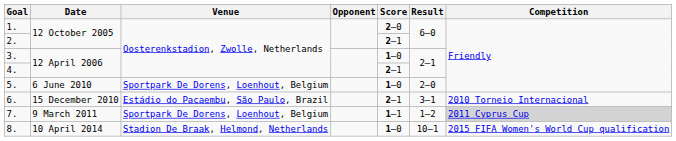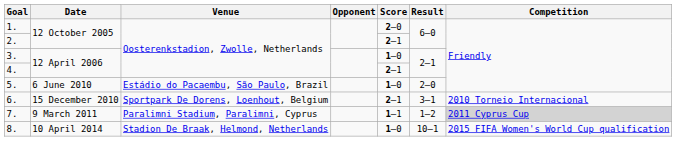(226, 85) Sportpark De Dorens, Loenhout, Belgium -> (226, 85) Estádio do Pacaembu, São Paulo, Brazil
(226, 99) Estádio do Pacaembu, São Paulo, Brazil -> (226, 99) Sportpark De Dorens, Loenhout, Belgium
(226, 114) Sportpark De Dorens, Loenhout, Belgium -> (220, 114) Paralimni Stadium, Paralimni, Cyprus
